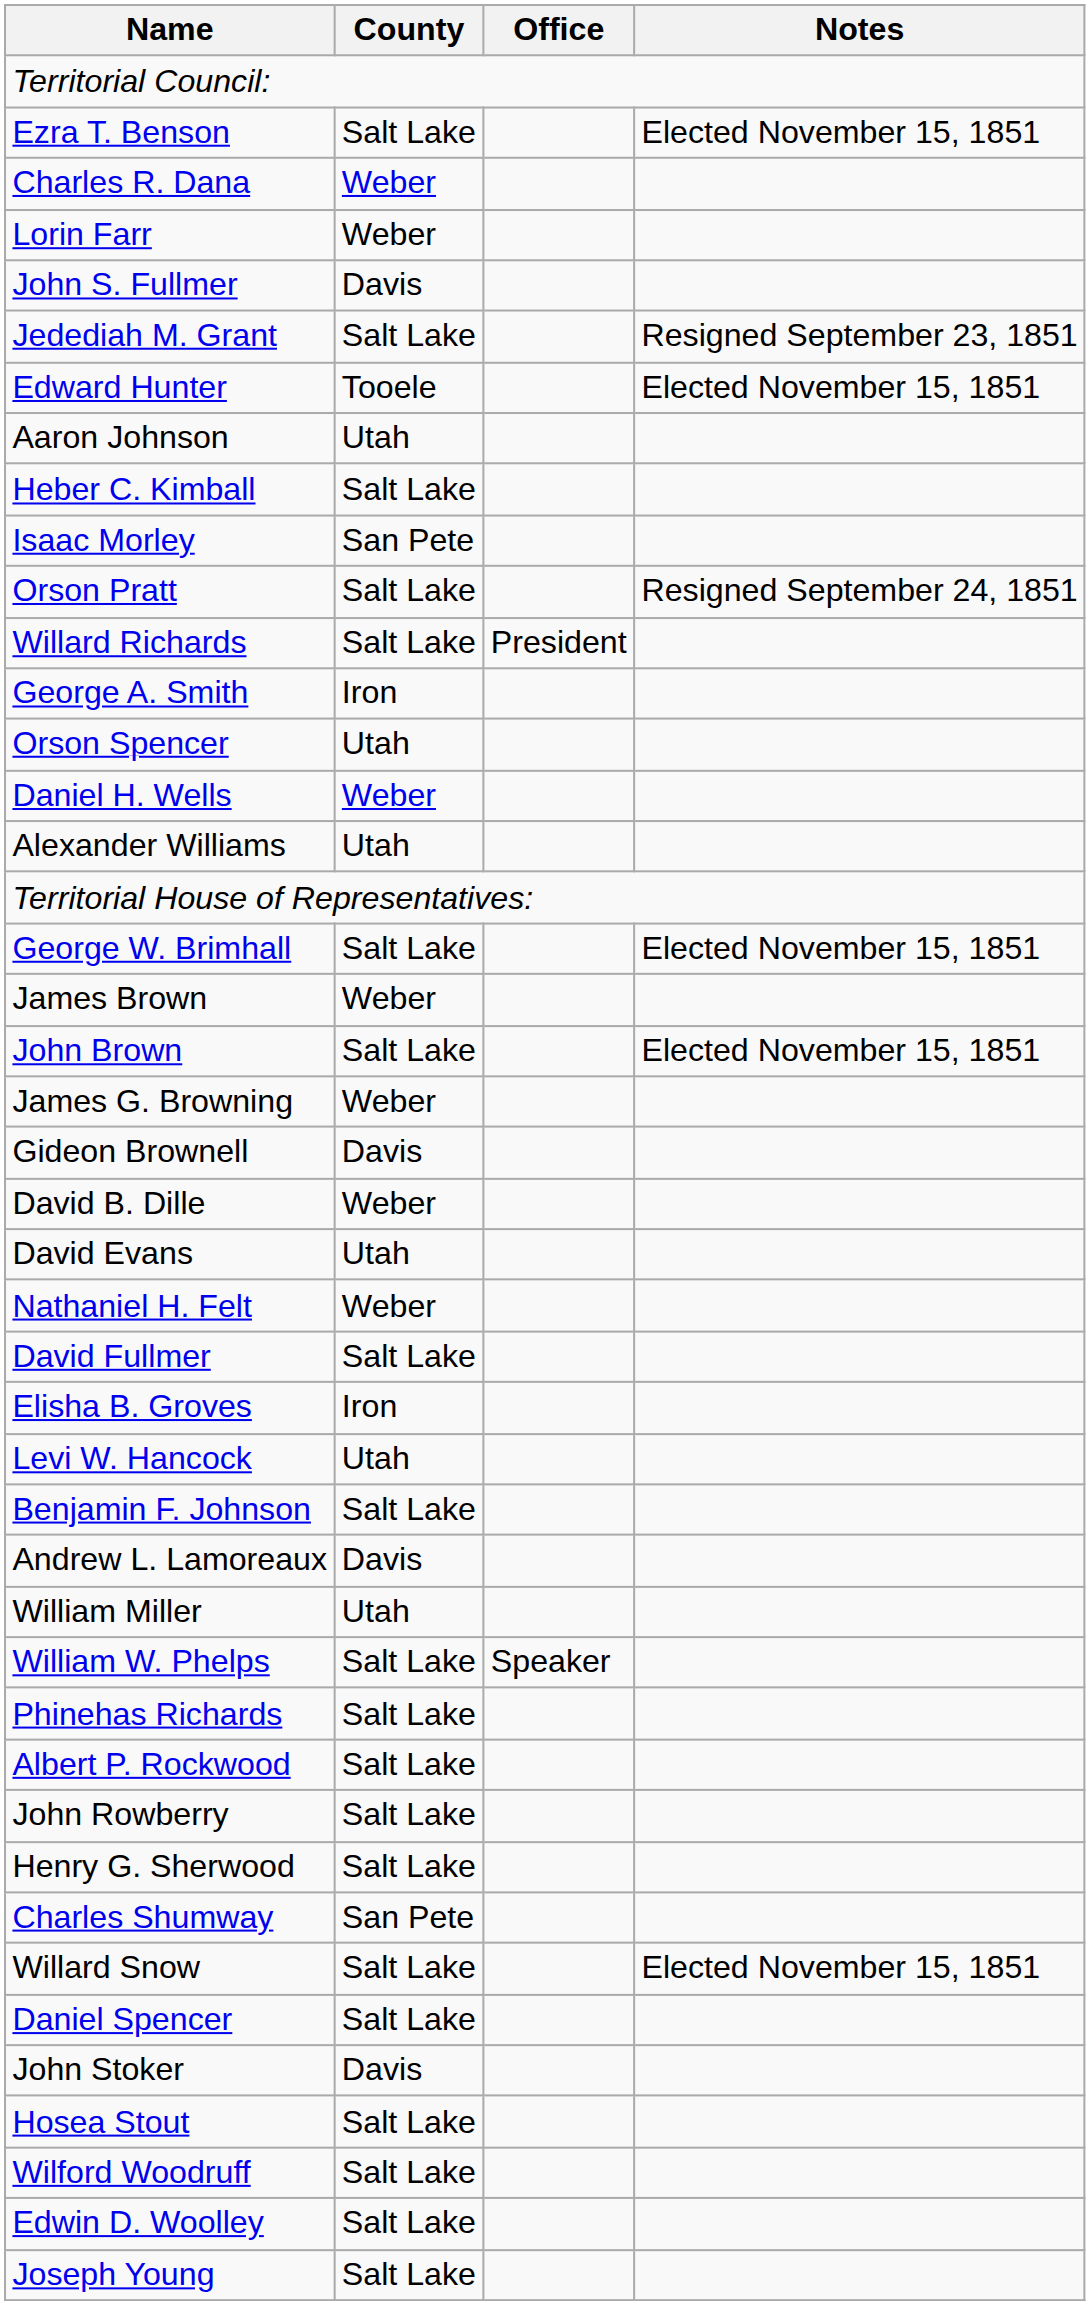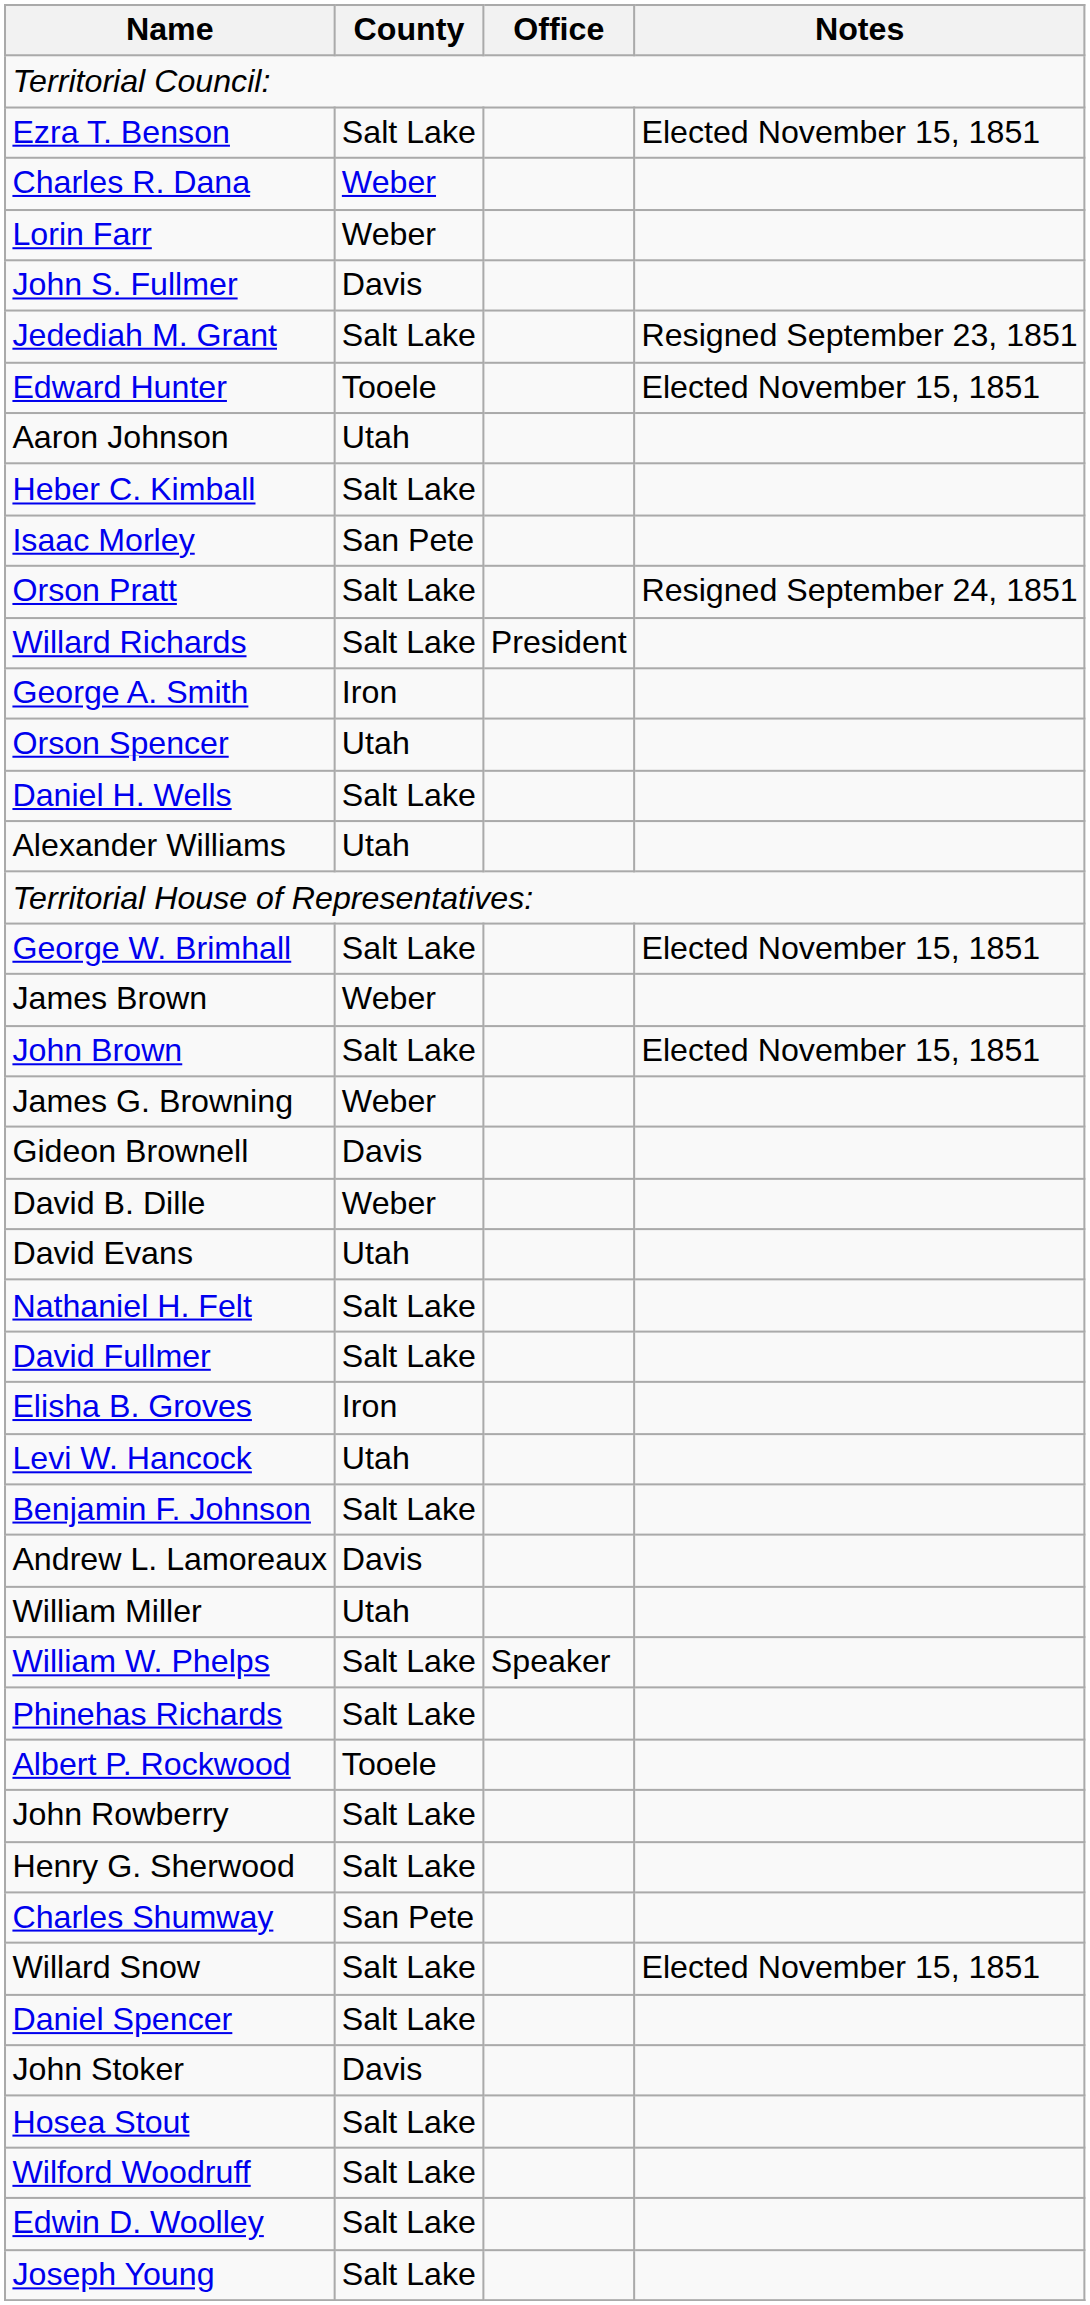(389, 795) Weber -> (409, 795) Salt Lake
(389, 1305) Weber -> (409, 1305) Salt Lake
(409, 1764) Salt Lake -> (389, 1764) Tooele
